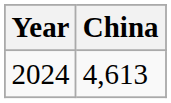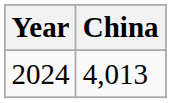(115, 73) 4,613 -> (115, 73) 4,013
